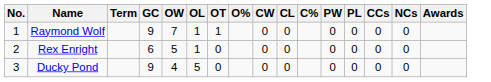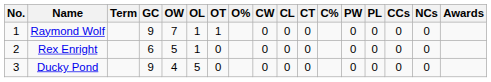+ column: (308, 13)
